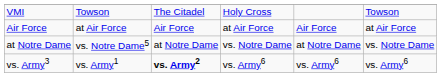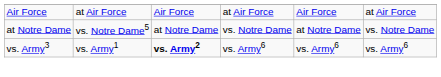- row: (15, 12)
